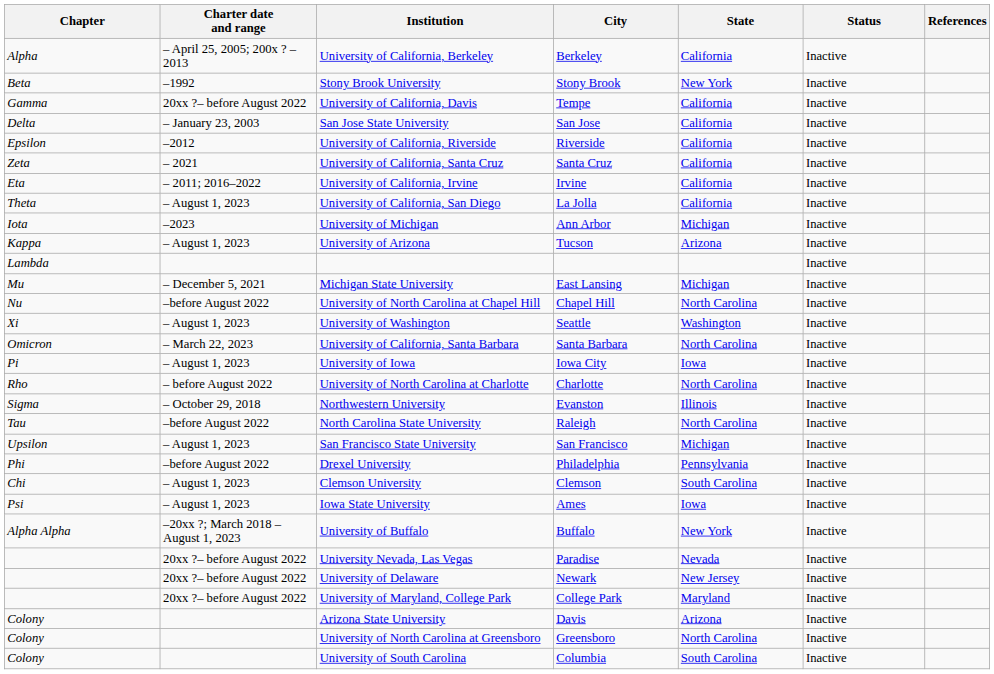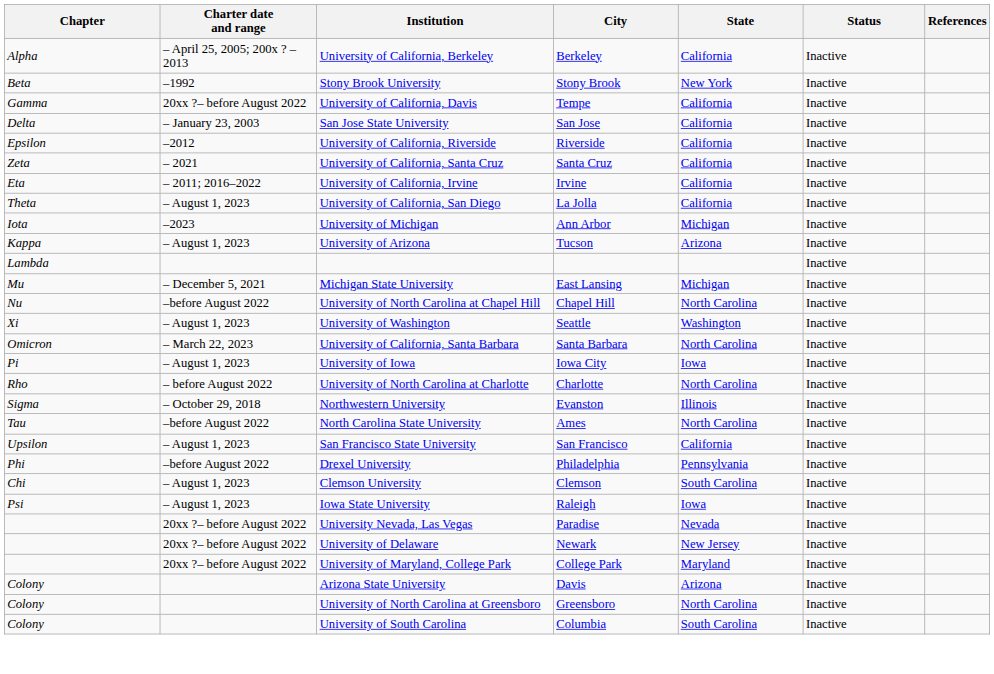(576, 423) Raleigh -> (571, 423) Ames
(705, 443) Michigan -> (706, 443) California
(571, 504) Ames -> (576, 504) Raleigh
- row: (374, 531)
